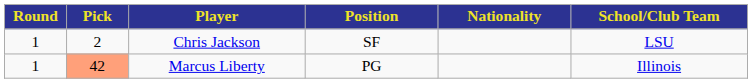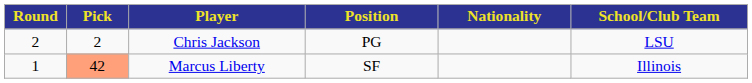(35, 41) 1 -> (35, 41) 2
(372, 41) SF -> (372, 41) PG
(372, 66) PG -> (372, 66) SF
